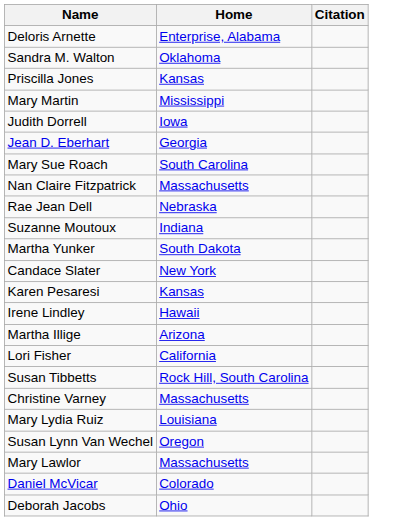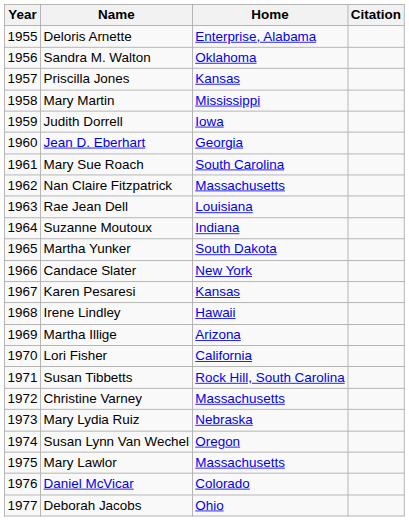+ column: (22, 15)
(188, 206) Nebraska -> (224, 206) Louisiana
(188, 420) Louisiana -> (224, 420) Nebraska
